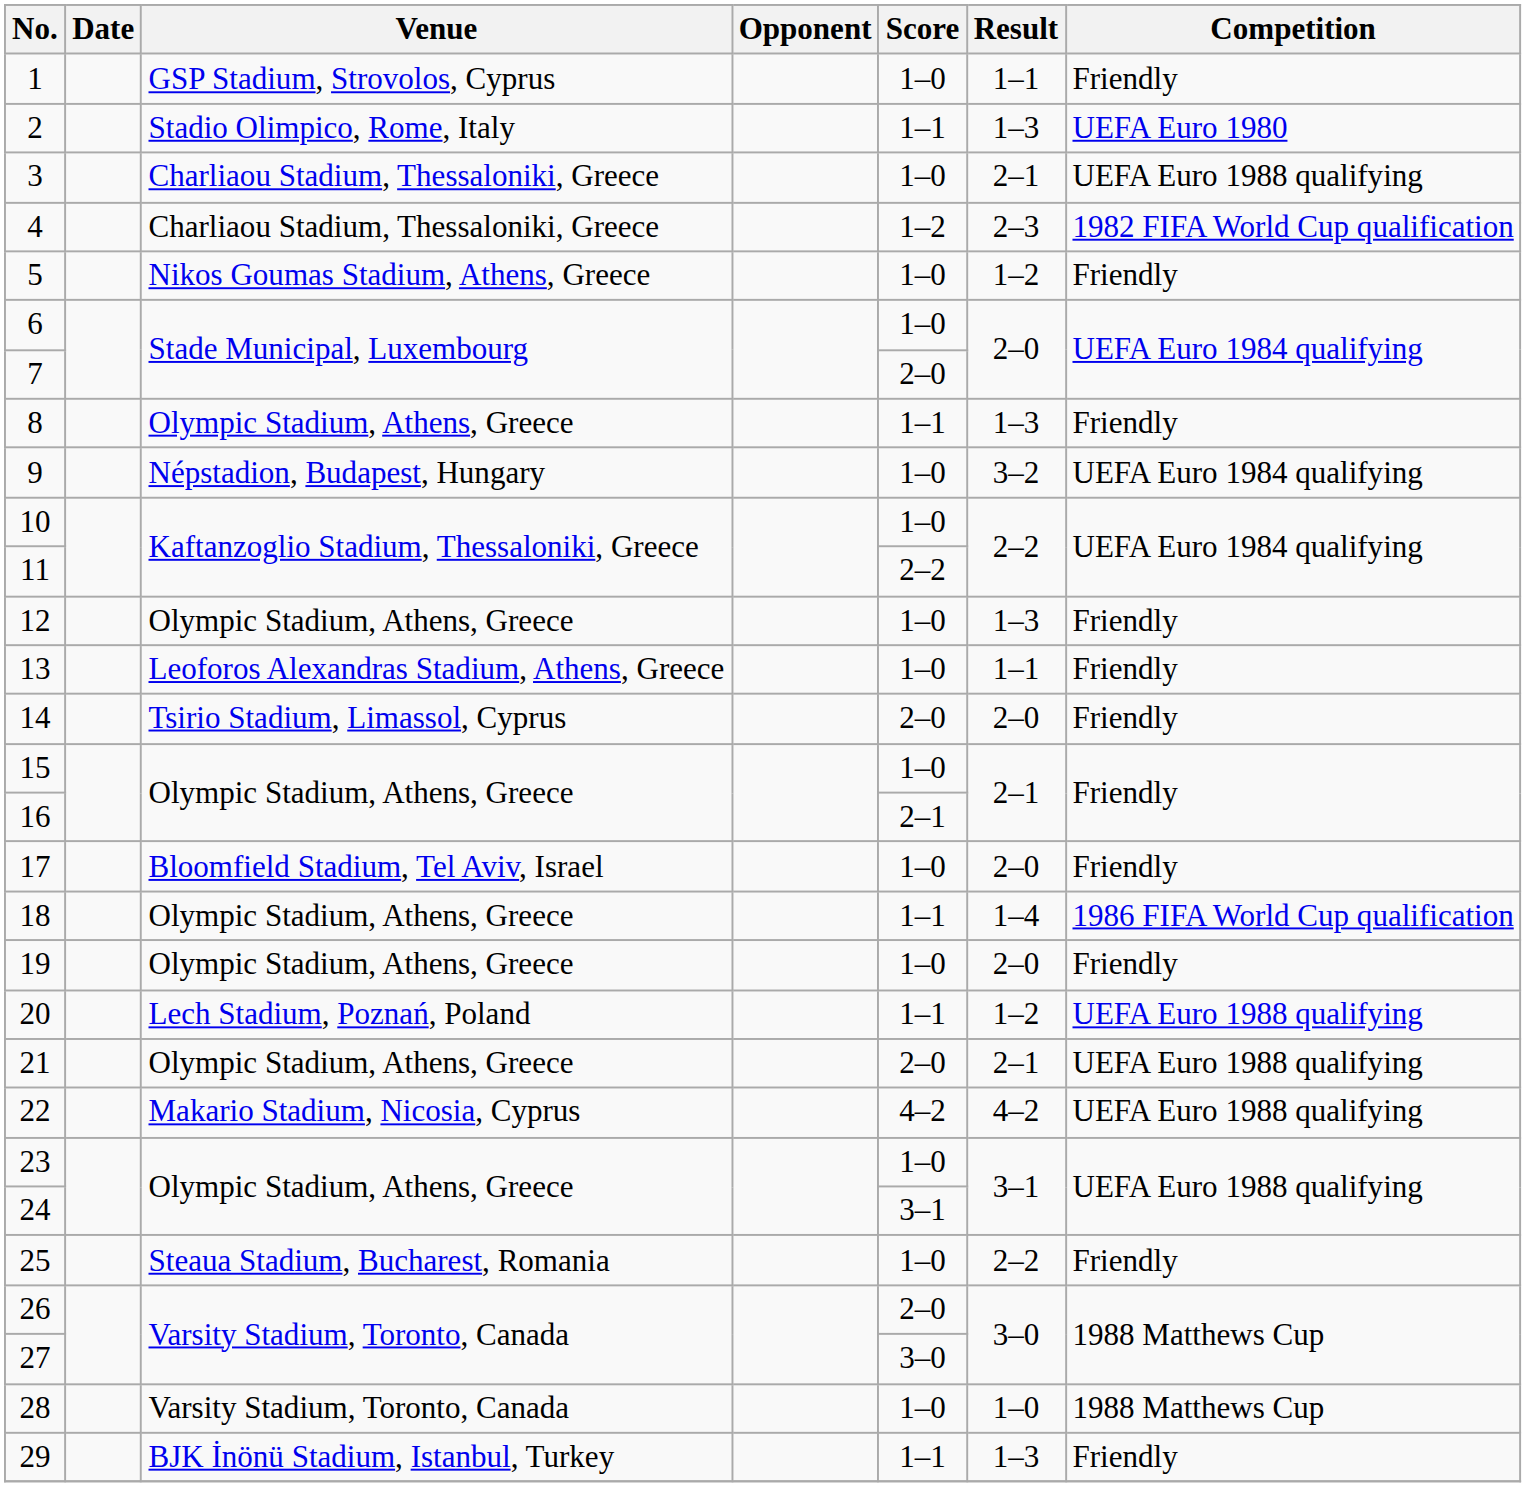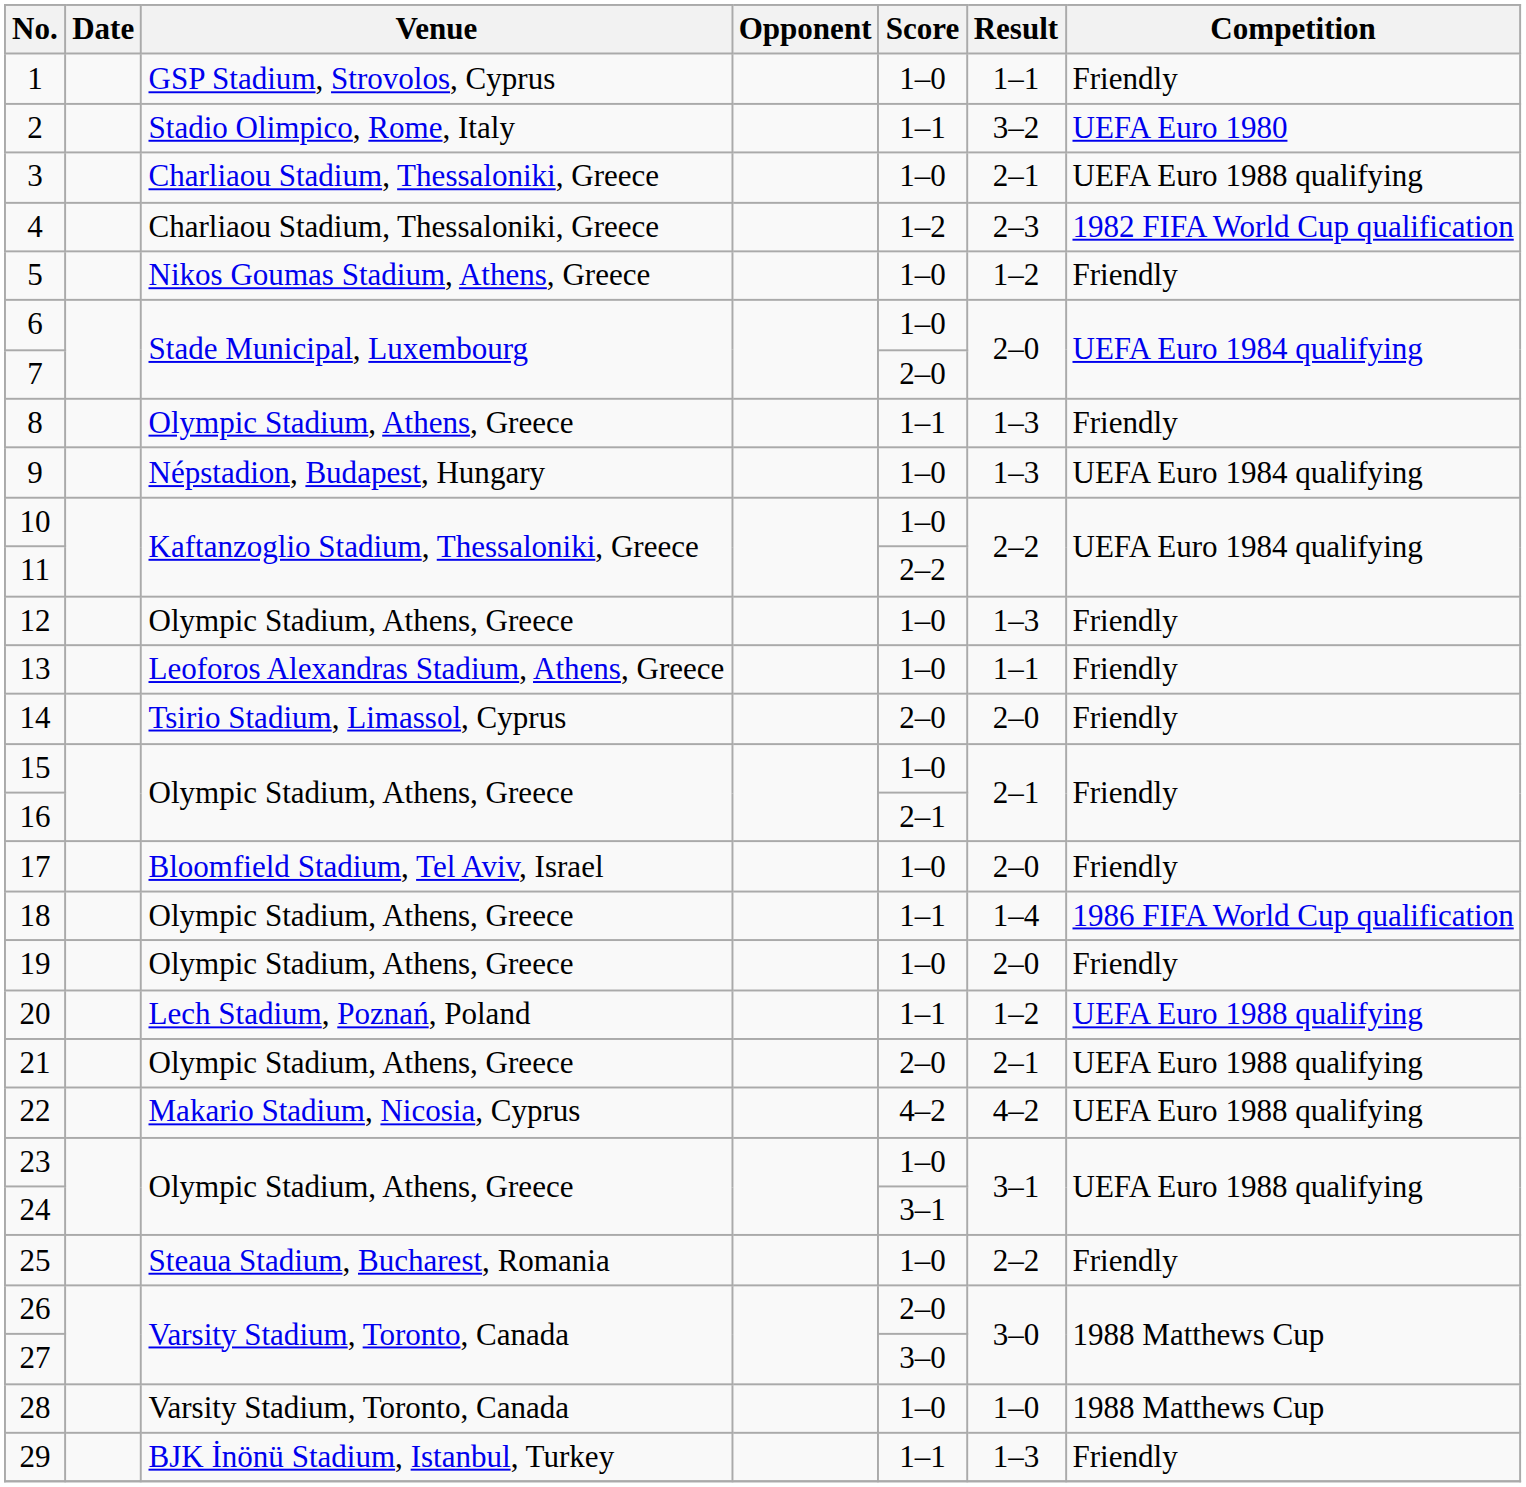(1016, 127) 1–3 -> (1016, 127) 3–2
(1016, 472) 3–2 -> (1016, 472) 1–3
